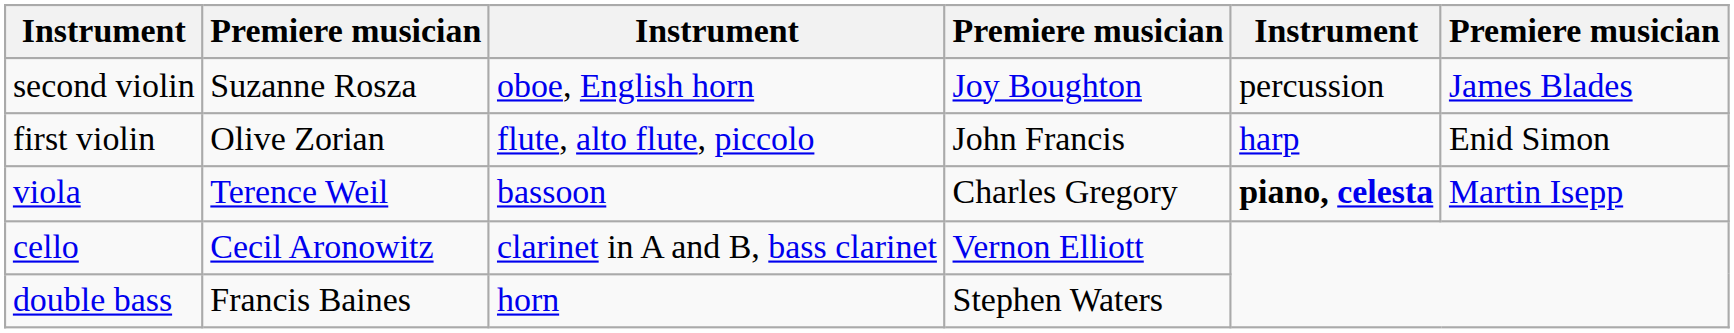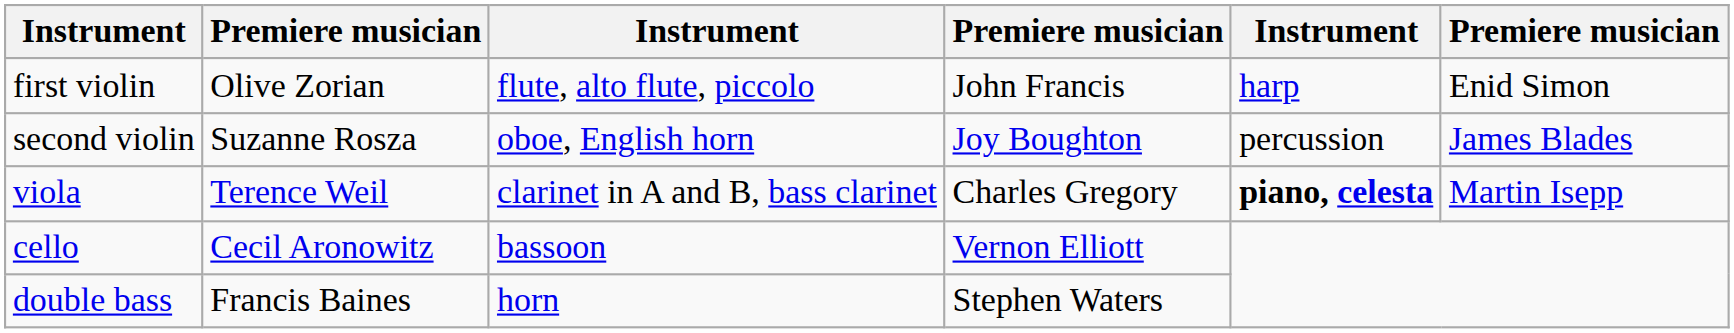rows swapped: (84, 138) <-> (104, 85)
(552, 192) bassoon -> (717, 192) clarinet in A and B, bass clarinet
(717, 246) clarinet in A and B, bass clarinet -> (552, 246) bassoon
